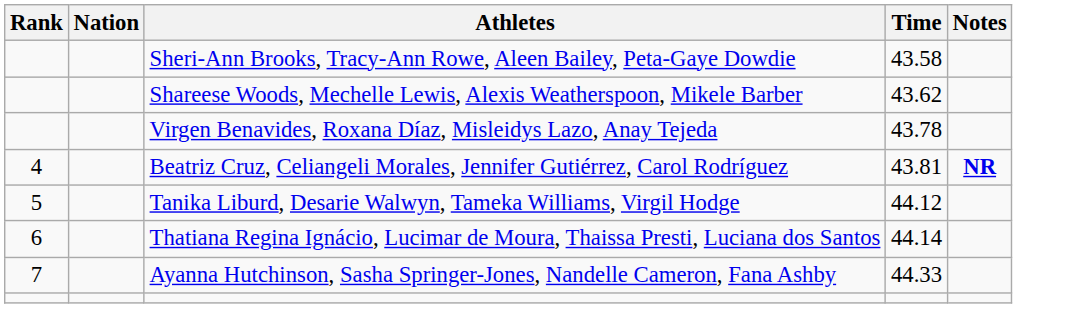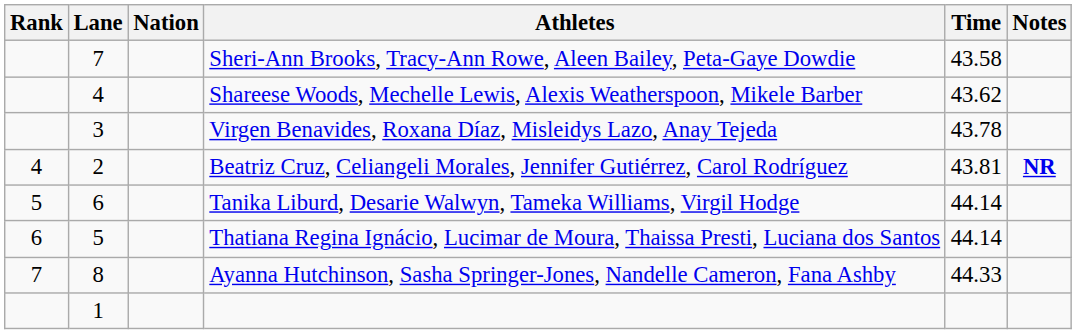+ column: (98, 22)
(916, 202) 44.12 -> (976, 202) 44.14
